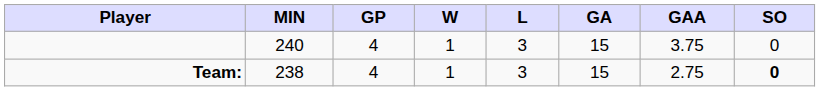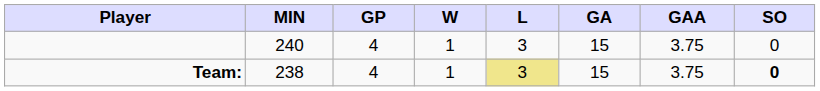(522, 72) no background -> (522, 72) khaki background
(687, 72) 2.75 -> (687, 72) 3.75
